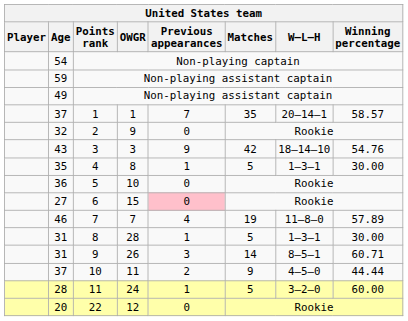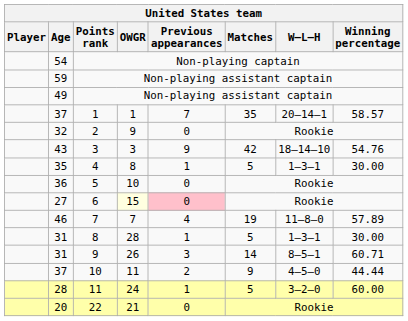(133, 202) no background -> (133, 202) lightyellow background
(133, 307) 12 -> (133, 307) 21
